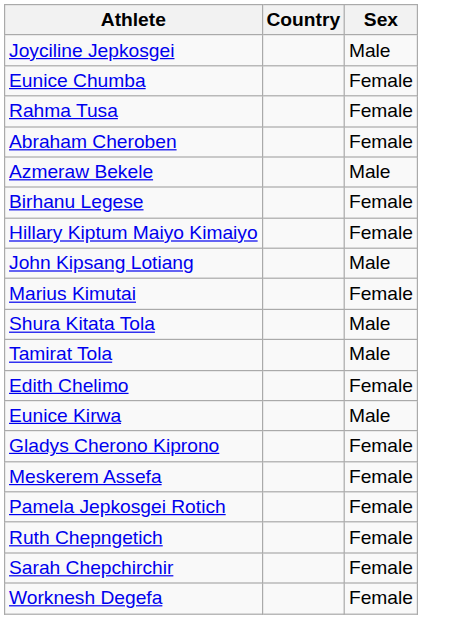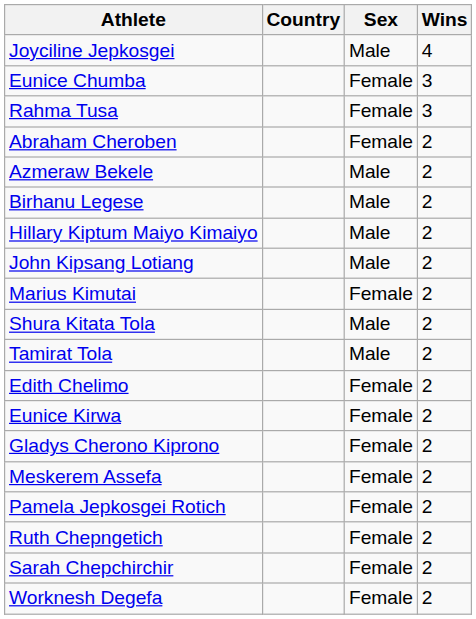+ column: (445, 19)
(381, 202) Female -> (370, 202) Male
(381, 232) Female -> (370, 232) Male
(370, 415) Male -> (381, 415) Female
